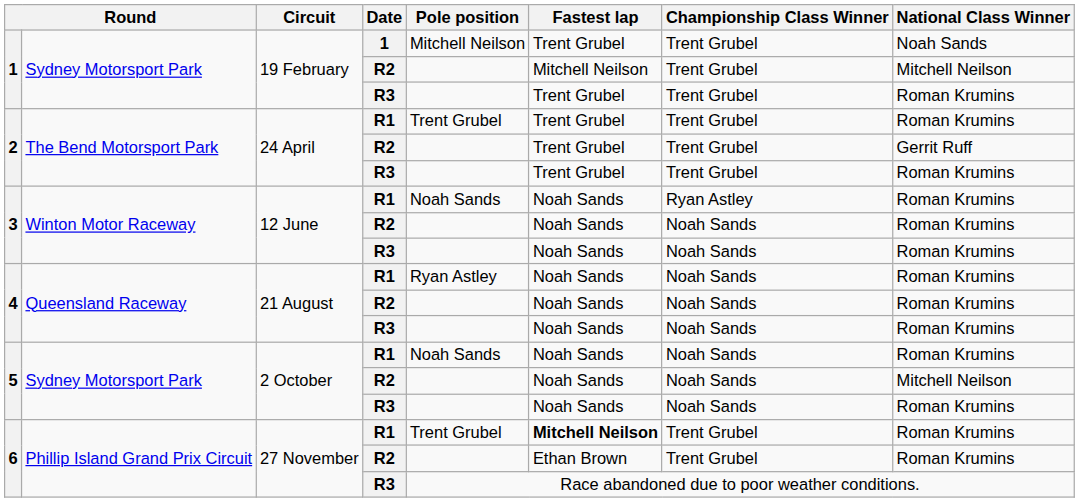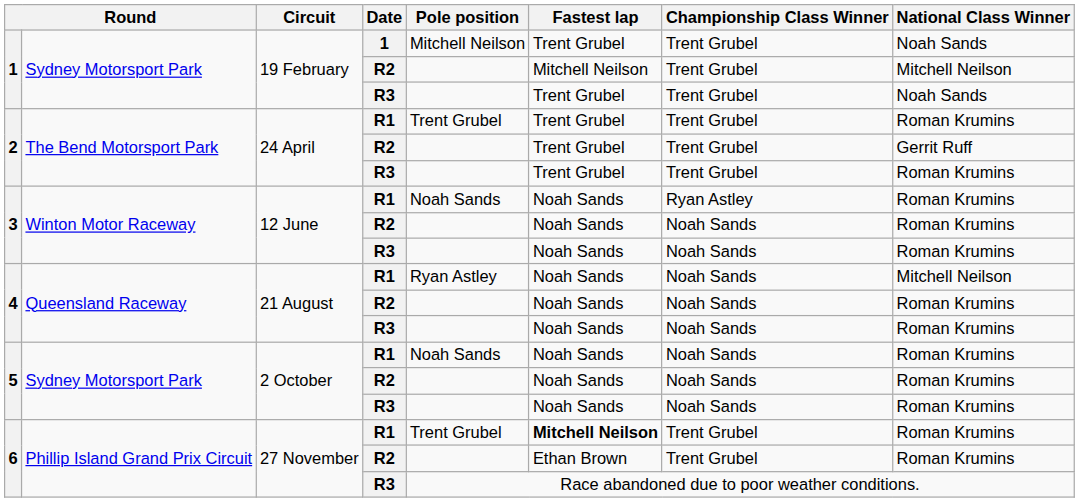(956, 95) Roman Krumins -> (942, 95) Noah Sands
(956, 277) Roman Krumins -> (954, 277) Mitchell Neilson
(954, 380) Mitchell Neilson -> (956, 380) Roman Krumins
